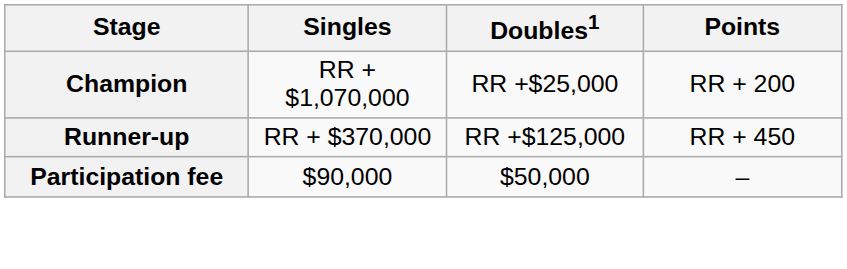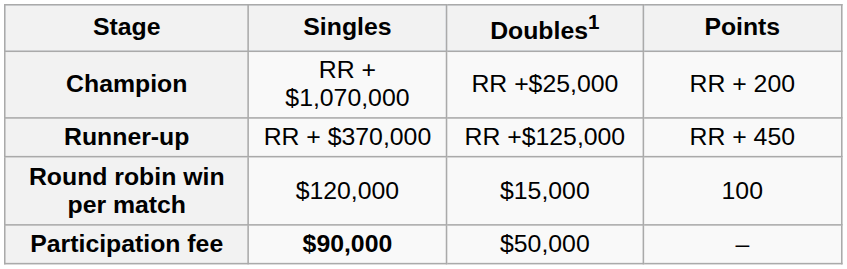+ row: (127, 190)
(347, 176) normal -> (347, 243) bold
